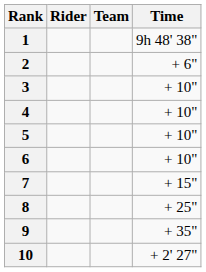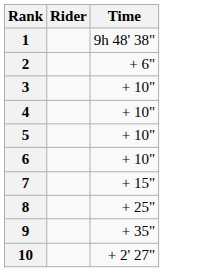- column: (111, 16)
